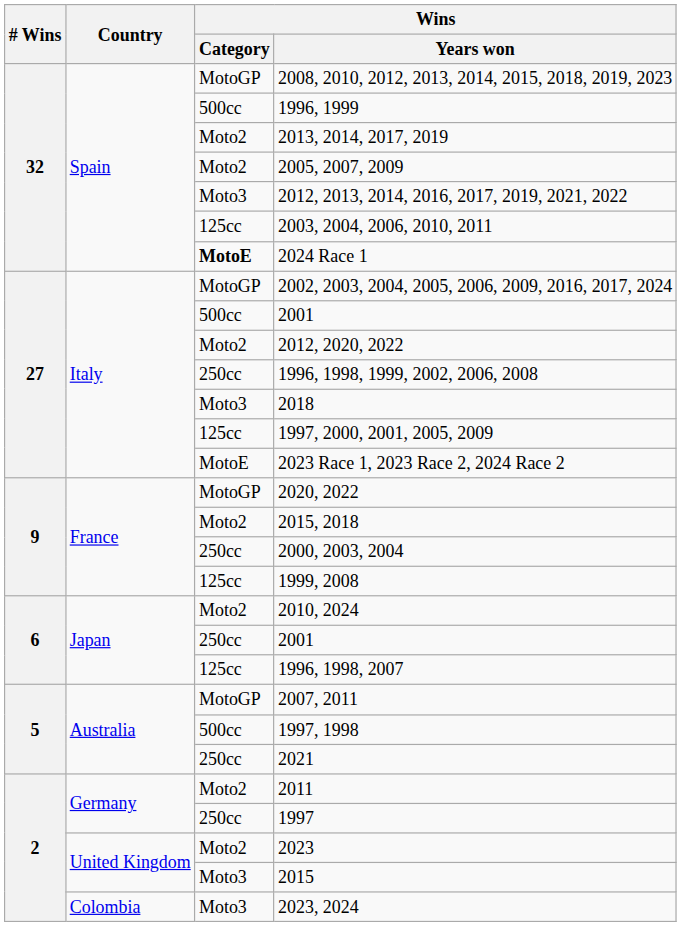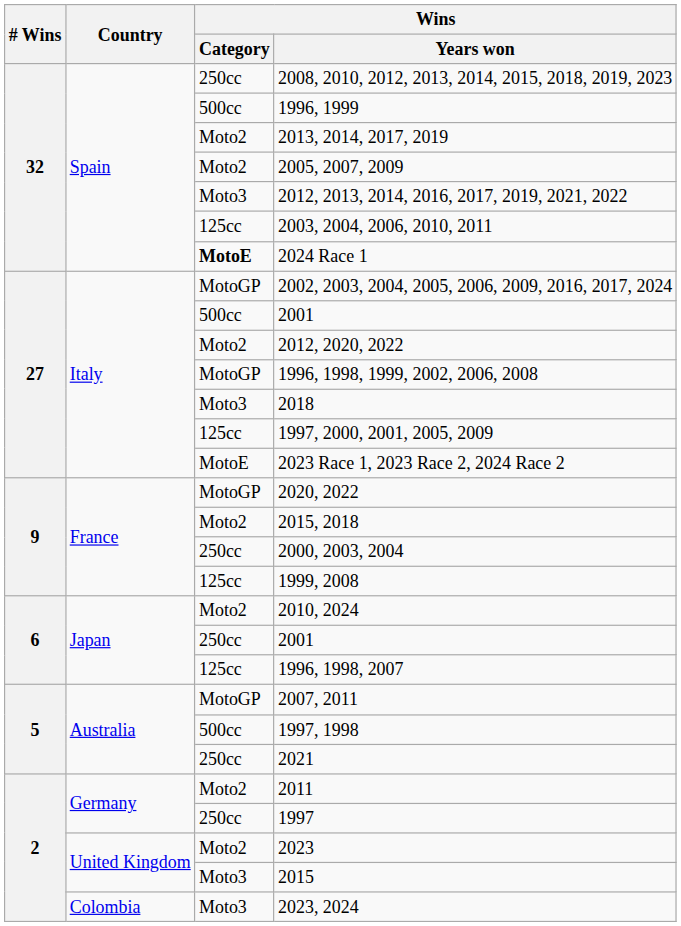(230, 78) MotoGP -> (220, 78) 250cc
(220, 374) 250cc -> (230, 374) MotoGP
